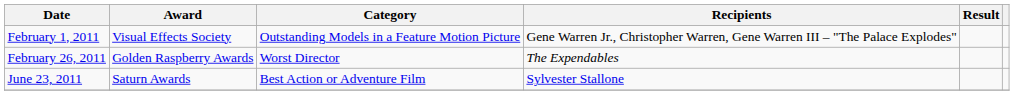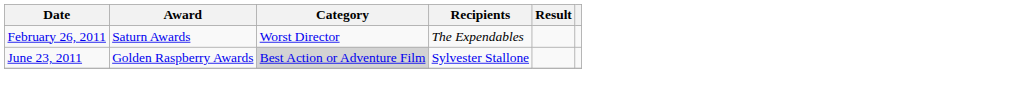- row: (53, 36)
(183, 57) Golden Raspberry Awards -> (151, 36) Saturn Awards
(151, 79) Saturn Awards -> (183, 57) Golden Raspberry Awards
(343, 79) no background -> (343, 57) lightgrey background
